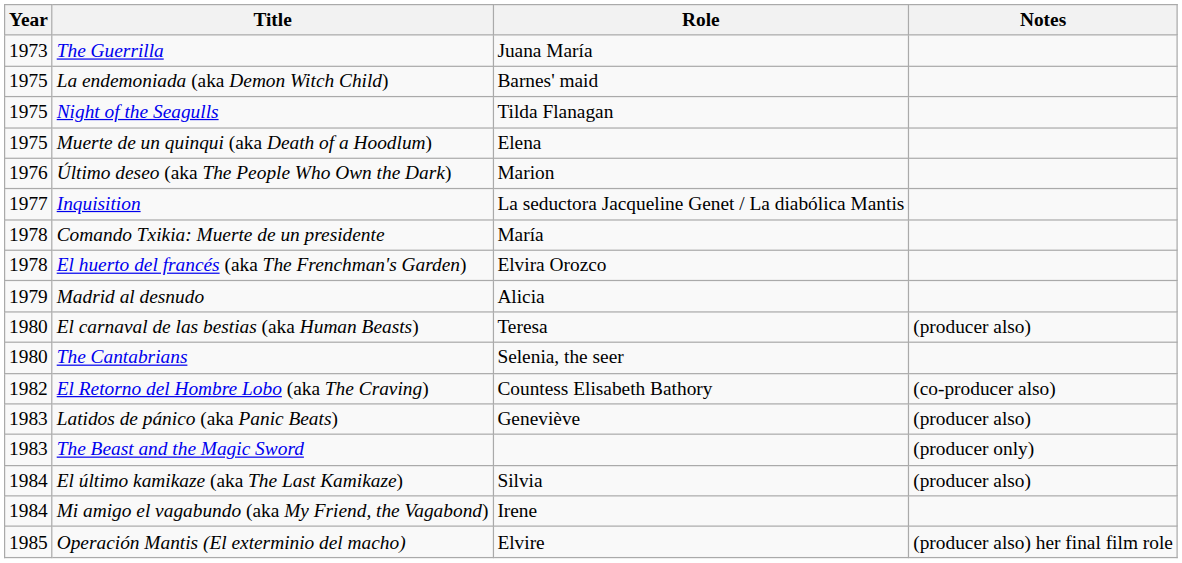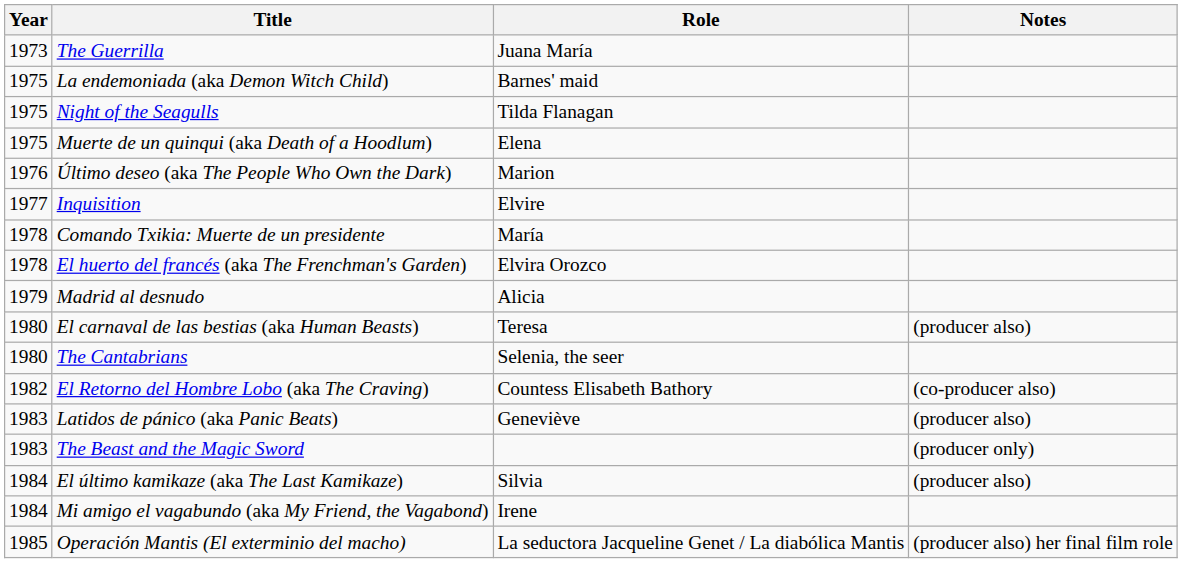(701, 204) La seductora Jacqueline Genet / La diabólica Mantis -> (521, 204) Elvire
(521, 541) Elvire -> (701, 541) La seductora Jacqueline Genet / La diabólica Mantis
